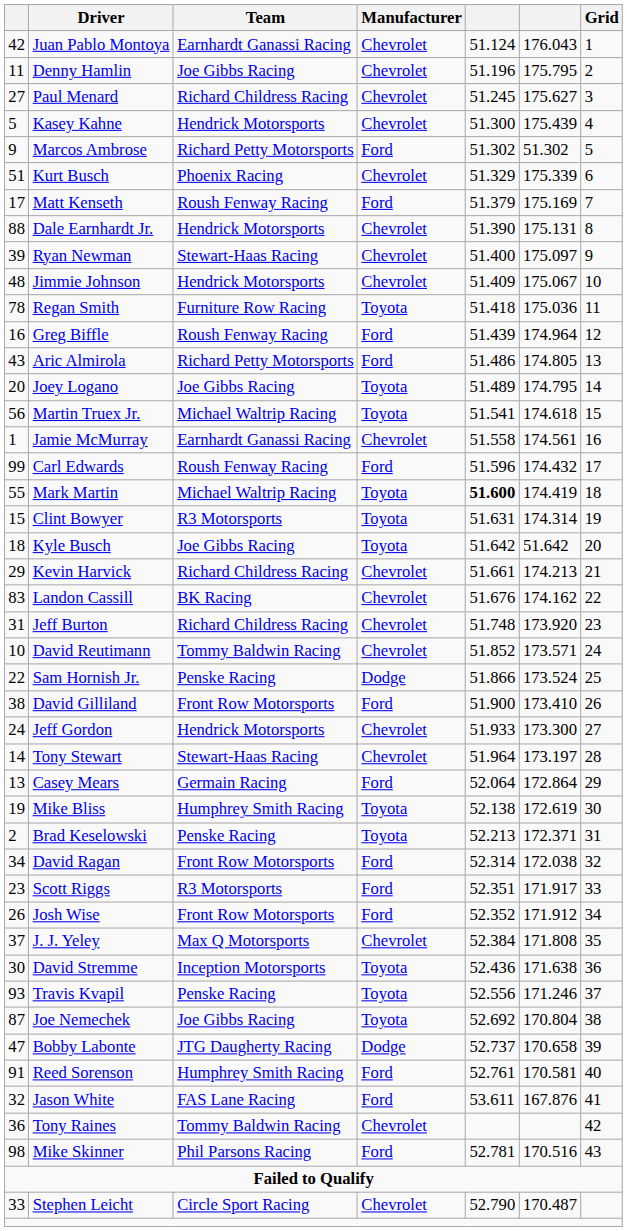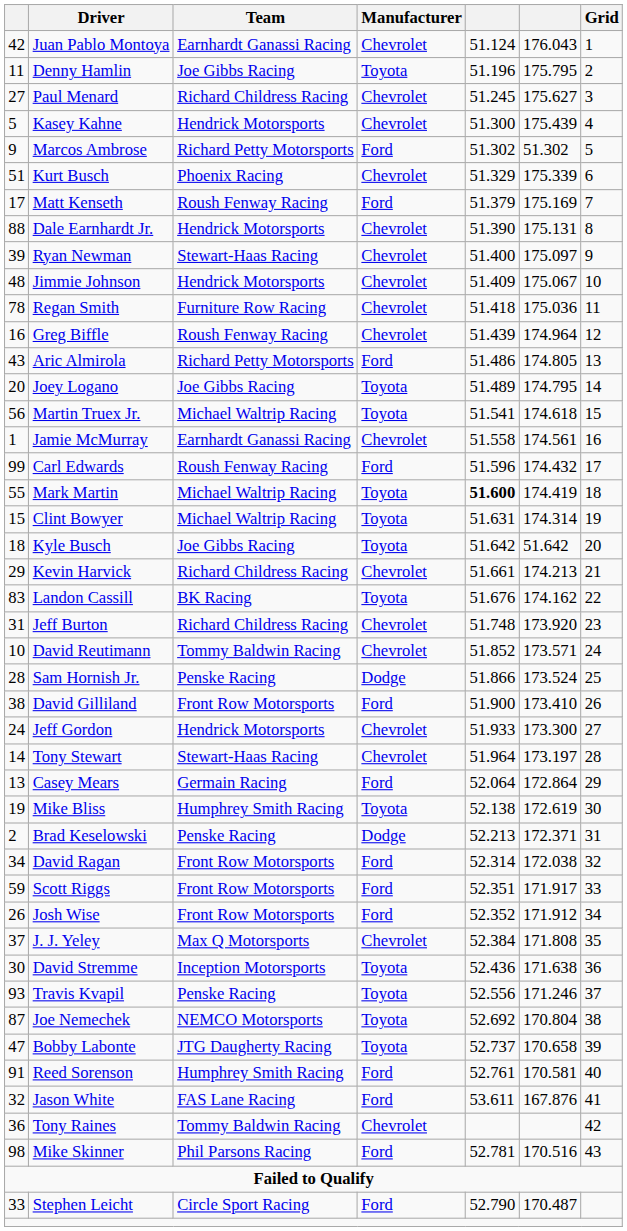(394, 70) Chevrolet -> (384, 70) Toyota
(384, 307) Toyota -> (394, 307) Chevrolet
(377, 334) Ford -> (394, 334) Chevrolet
(230, 519) R3 Motorsports -> (257, 519) Michael Waltrip Racing
(394, 598) Chevrolet -> (384, 598) Toyota
(17, 677) 22 -> (17, 677) 28
(384, 835) Toyota -> (384, 835) Dodge
(17, 888) 23 -> (17, 888) 59
(230, 888) R3 Motorsports -> (256, 888) Front Row Motorsports
(236, 1020) Joe Gibbs Racing -> (250, 1020) NEMCO Motorsports
(384, 1046) Dodge -> (384, 1046) Toyota
(394, 1205) Chevrolet -> (377, 1205) Ford
